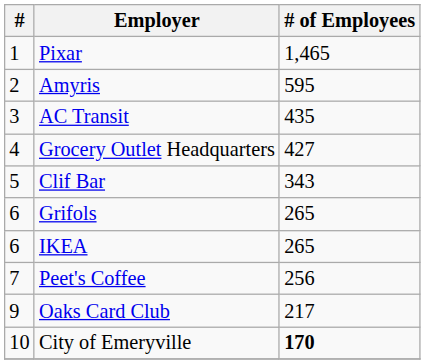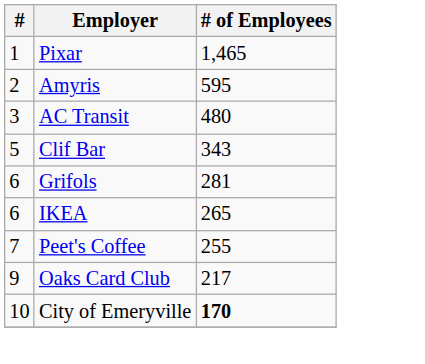(299, 117) 435 -> (216, 117) 480
- row: (157, 149)
(299, 213) 265 -> (216, 181) 281
(299, 278) 256 -> (216, 246) 255
